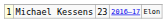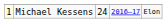(102, 11) 23 -> (102, 11) 24
